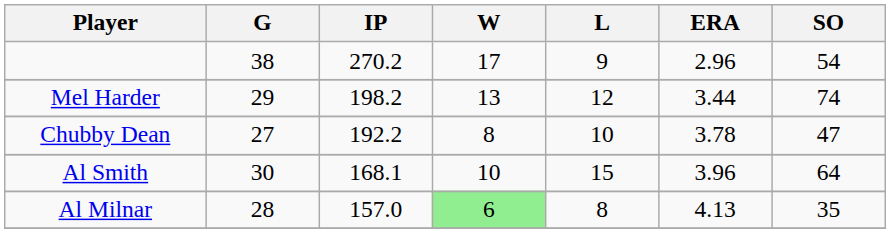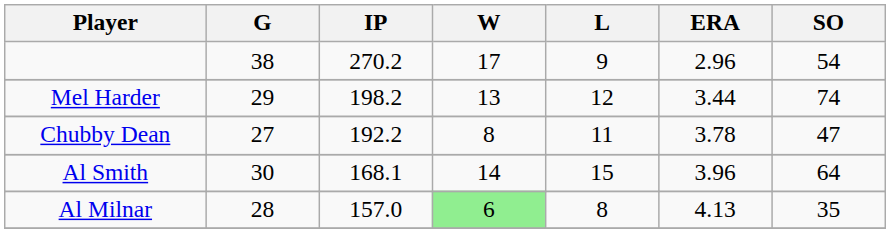(602, 135) 10 -> (602, 135) 11
(489, 172) 10 -> (489, 172) 14
